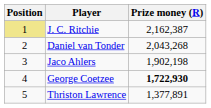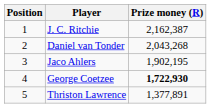(25, 29) khaki background -> (25, 29) no background
(167, 62) 1,902,198 -> (167, 62) 1,902,195
